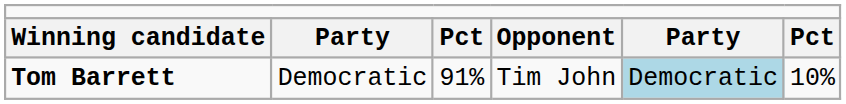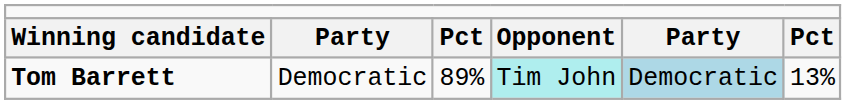(462, 78) 91% -> (462, 78) 89%
(556, 78) no background -> (556, 78) paleturquoise background
(813, 78) 10% -> (813, 78) 13%
